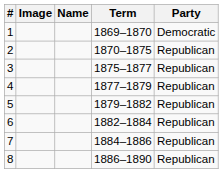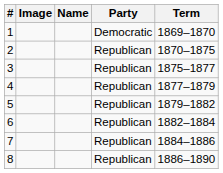columns swapped: (123, 13) <-> (186, 13)
